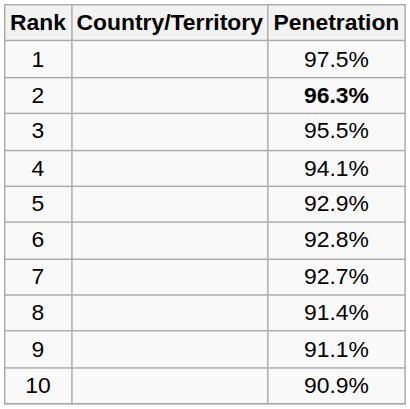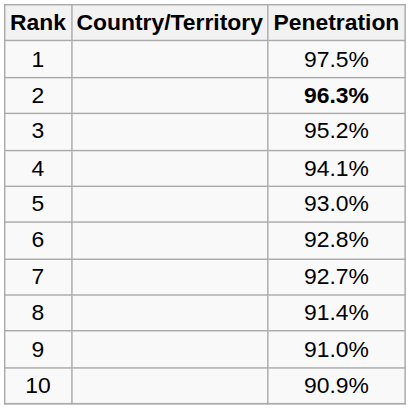(336, 131) 95.5% -> (336, 131) 95.2%
(336, 204) 92.9% -> (336, 204) 93.0%
(336, 349) 91.1% -> (336, 349) 91.0%
